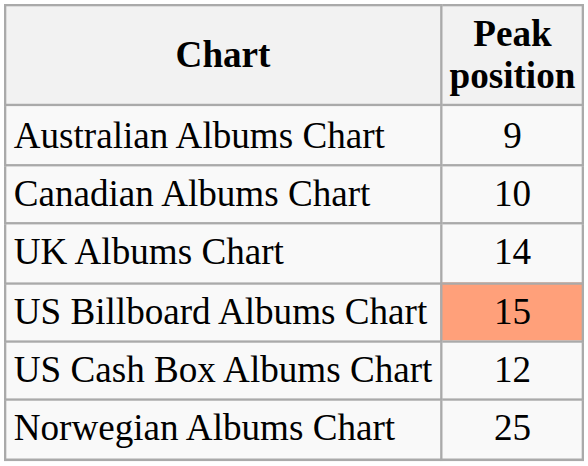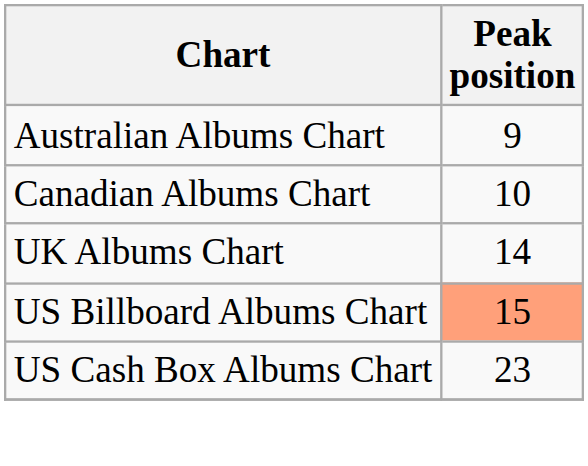(512, 370) 12 -> (512, 370) 23
- row: (204, 428)
